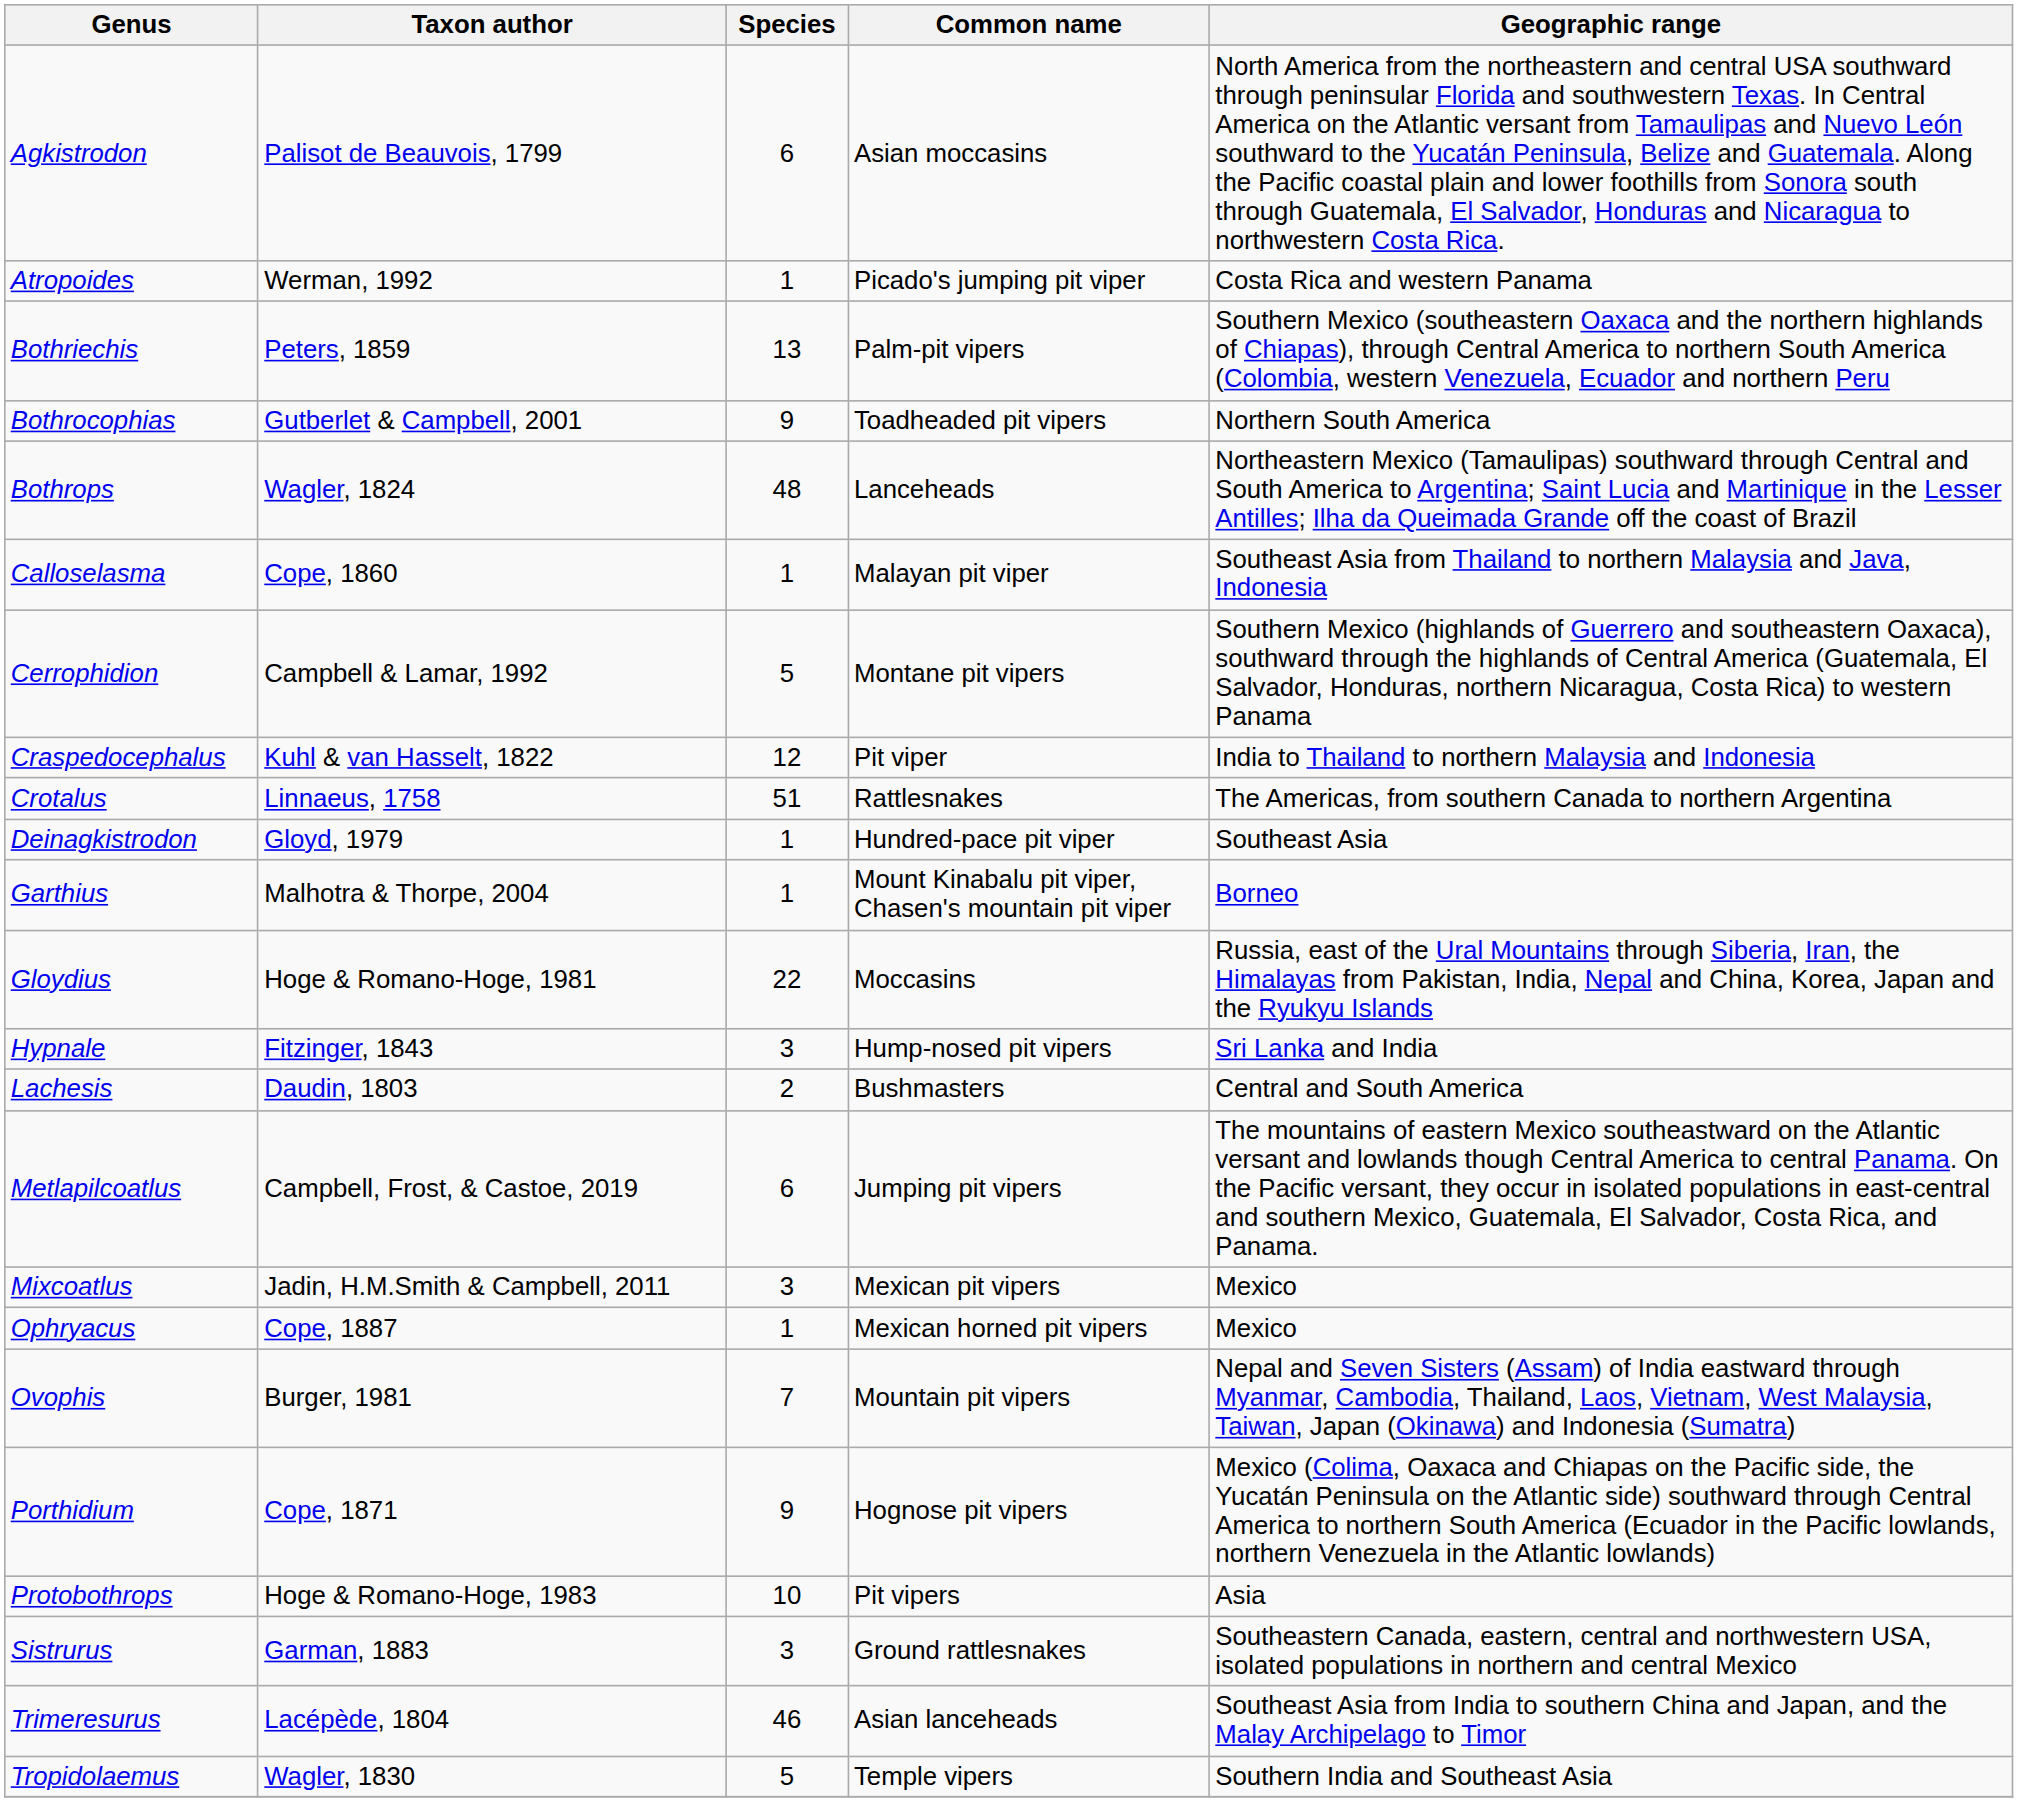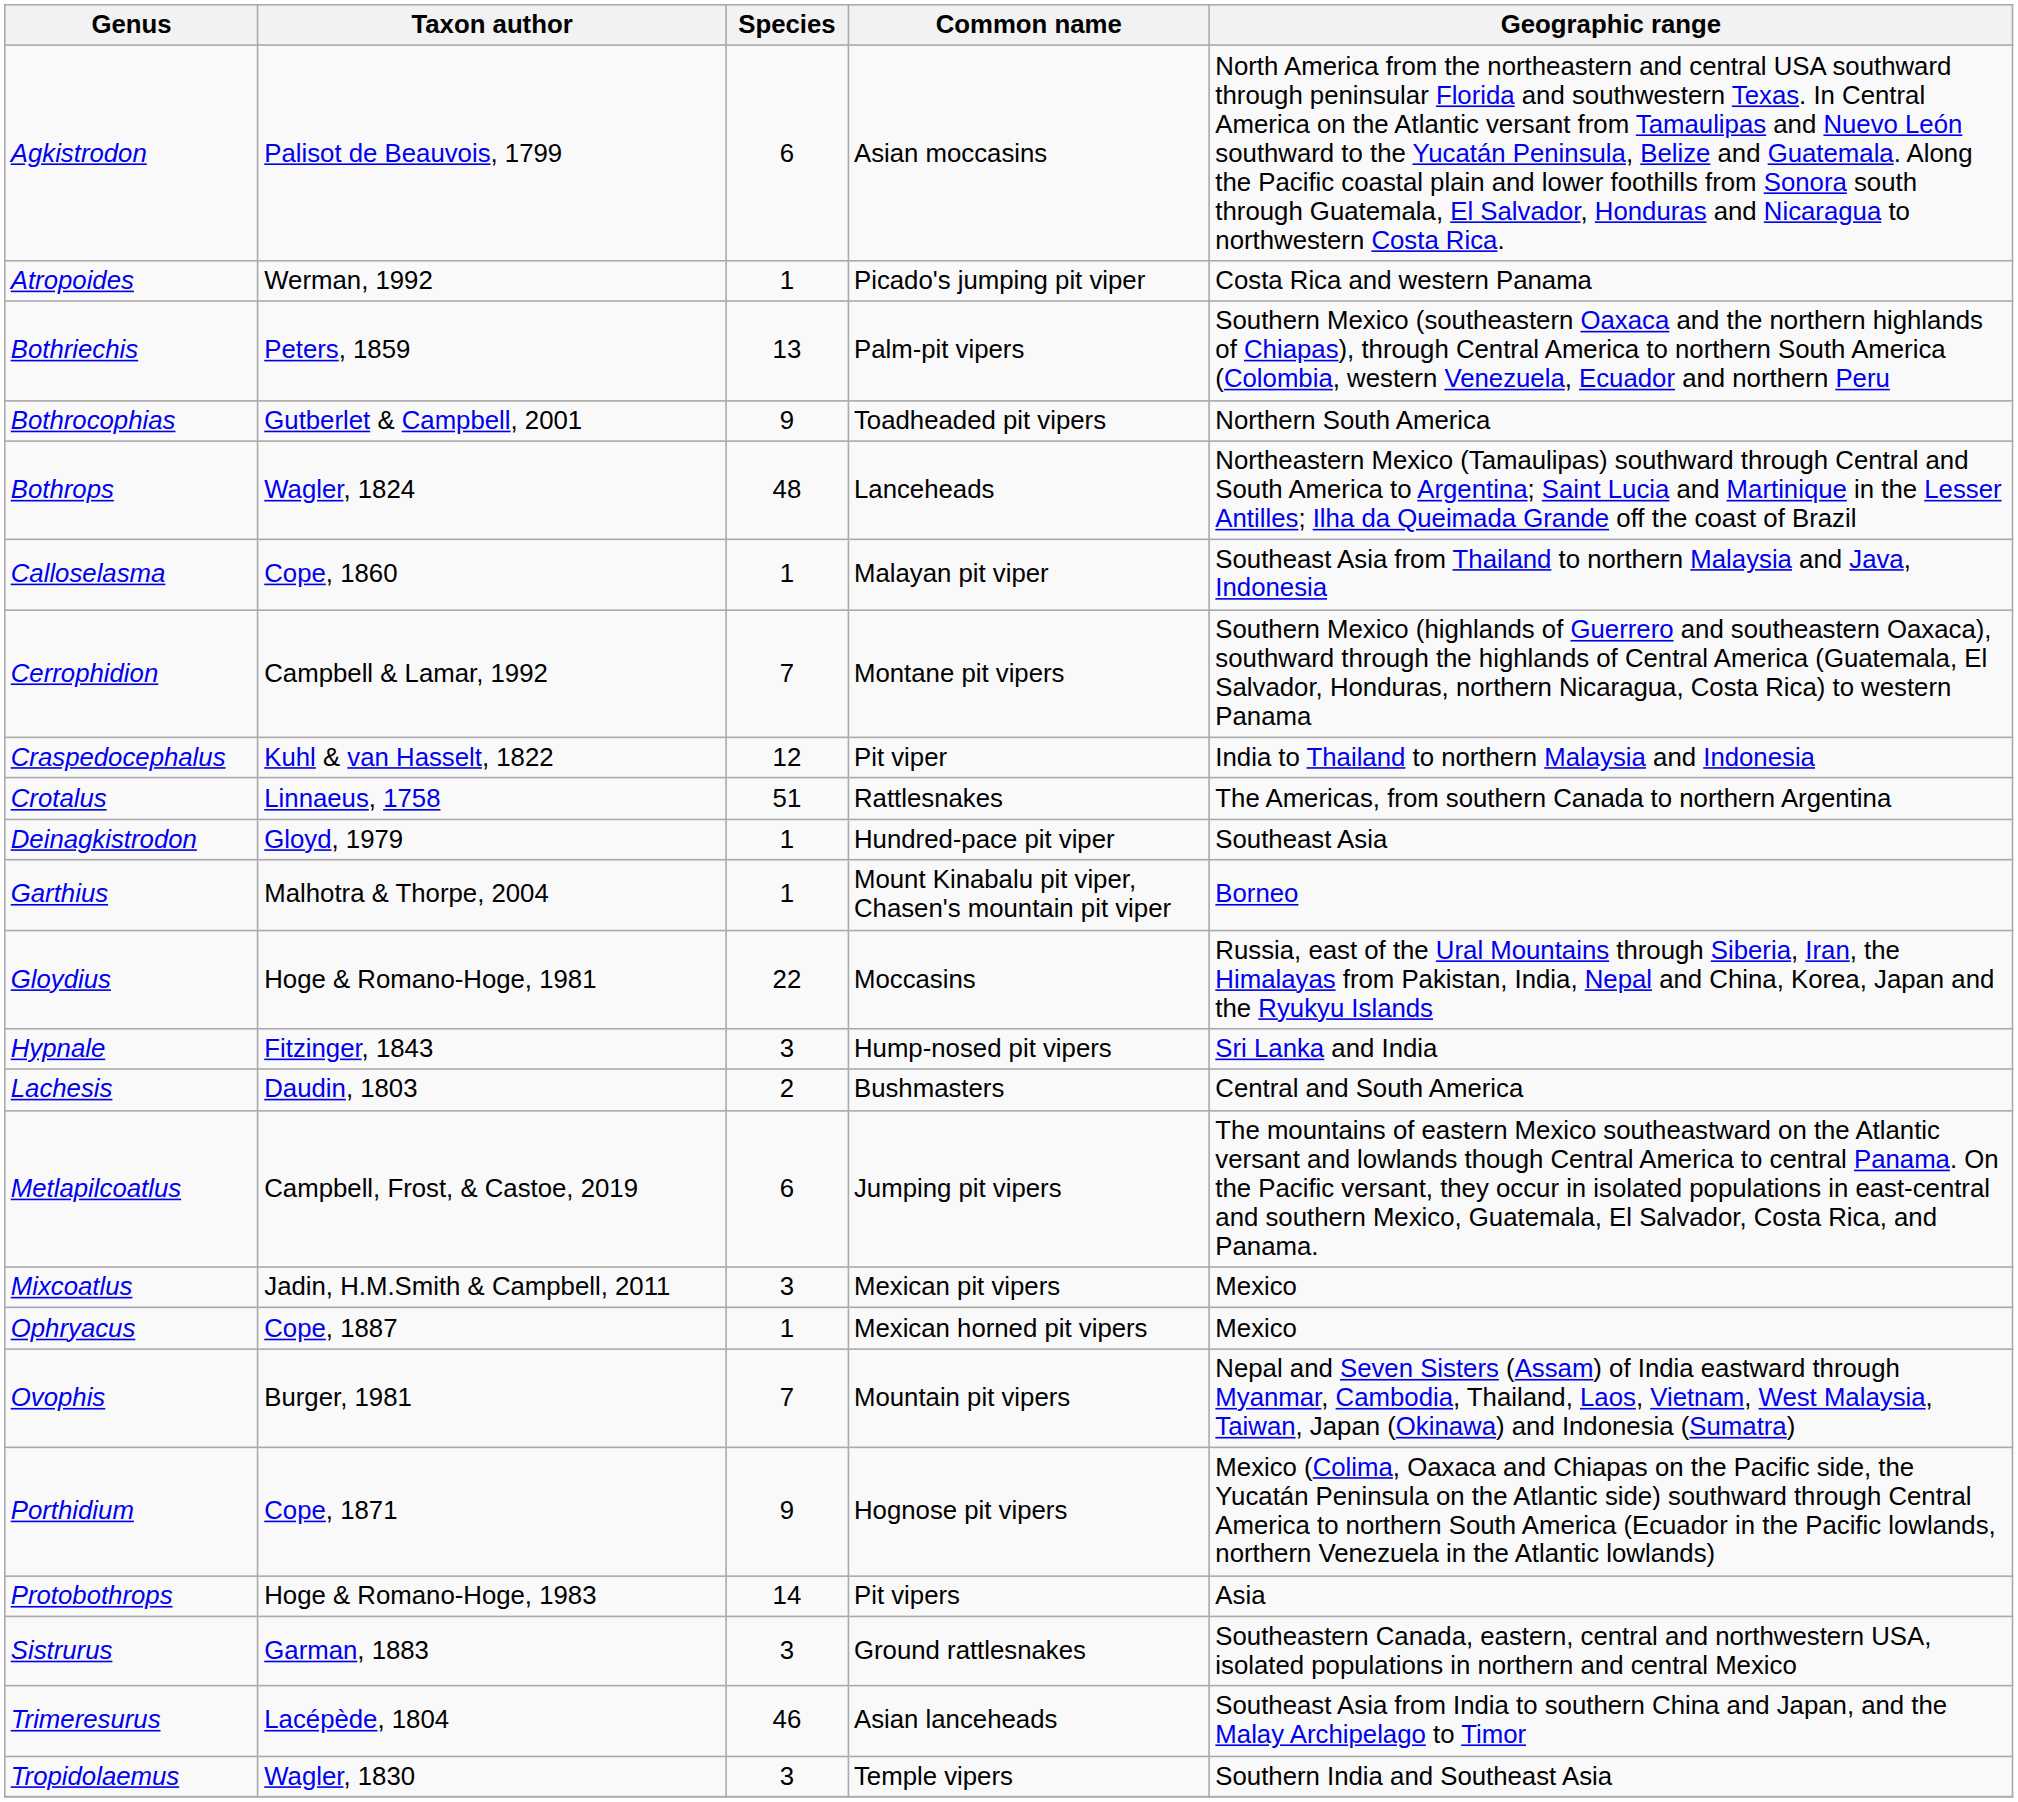(787, 673) 5 -> (787, 673) 7
(787, 1595) 10 -> (787, 1595) 14
(787, 1776) 5 -> (787, 1776) 3
